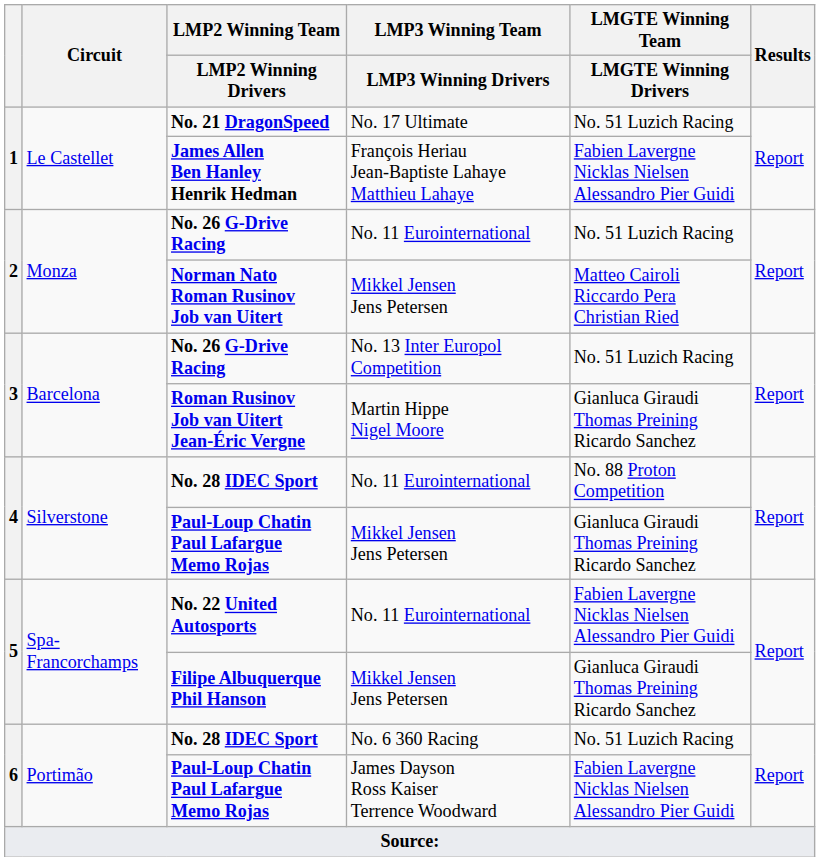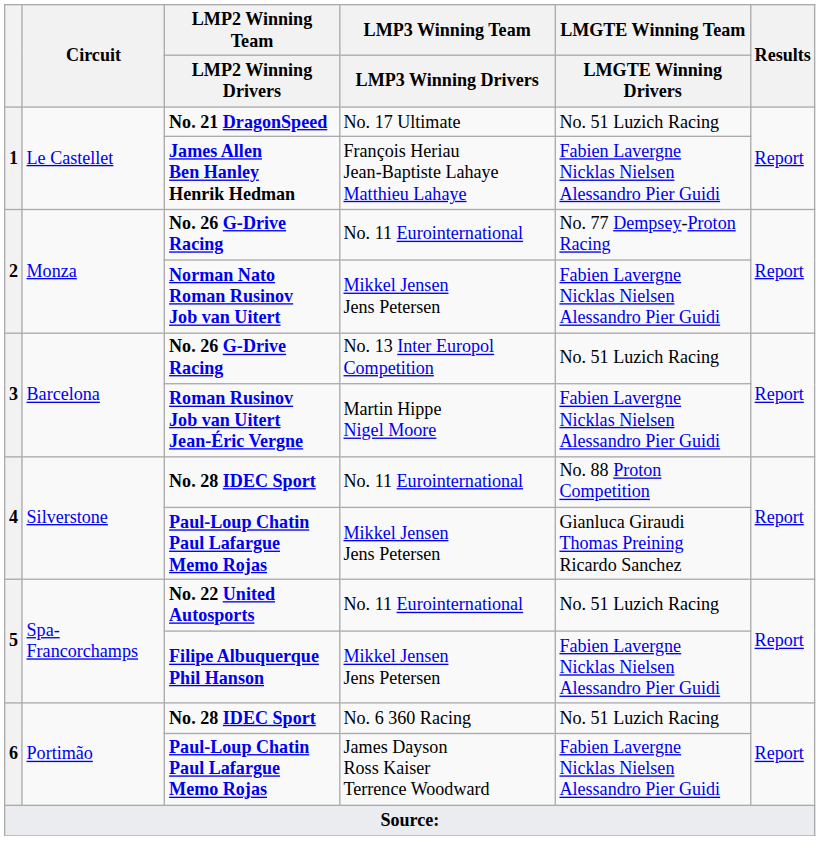(654, 234) No. 51 Luzich Racing -> (648, 234) No. 77 Dempsey-Proton Racing
(627, 295) Matteo Cairoli Riccardo Pera Christian Ried -> (640, 295) Fabien Lavergne Nicklas Nielsen Alessandro Pier Guidi
(636, 419) Gianluca Giraudi Thomas Preining Ricardo Sanchez -> (640, 419) Fabien Lavergne Nicklas Nielsen Alessandro Pier Guidi
(654, 615) Fabien Lavergne Nicklas Nielsen Alessandro Pier Guidi -> (639, 604) No. 51 Luzich Racing
(636, 687) Gianluca Giraudi Thomas Preining Ricardo Sanchez -> (640, 666) Fabien Lavergne Nicklas Nielsen Alessandro Pier Guidi
